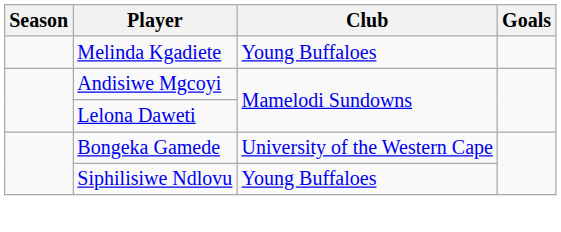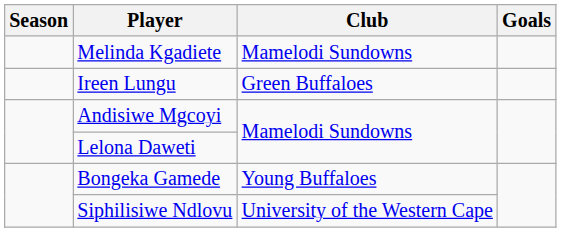(309, 52) Young Buffaloes -> (327, 52) Mamelodi Sundowns
+ row: (127, 83)
(367, 147) University of the Western Cape -> (309, 178) Young Buffaloes
(309, 178) Young Buffaloes -> (367, 210) University of the Western Cape
